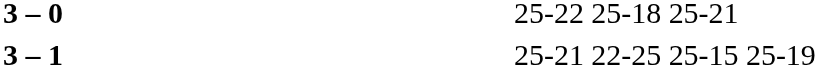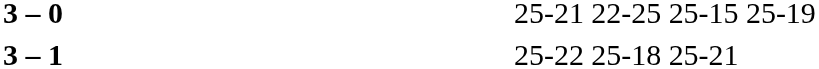(626, 13) 25-22 25-18 25-21 -> (665, 13) 25-21 22-25 25-15 25-19
(665, 55) 25-21 22-25 25-15 25-19 -> (626, 55) 25-22 25-18 25-21
